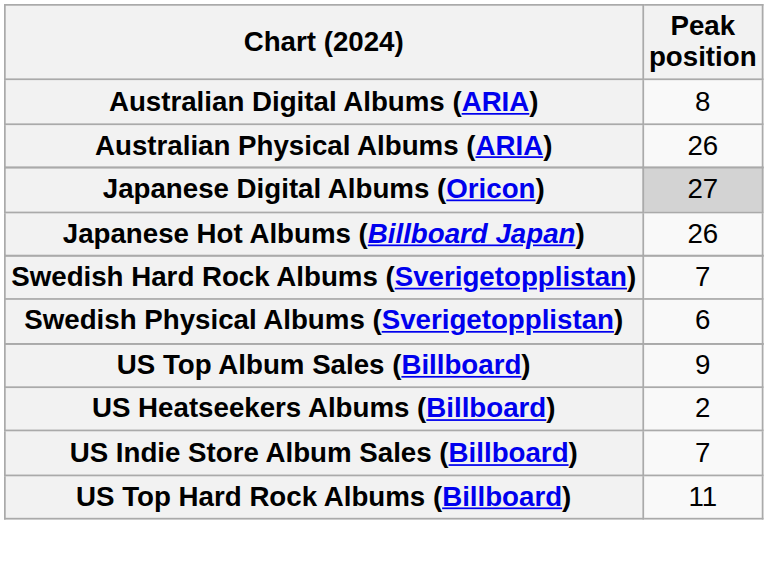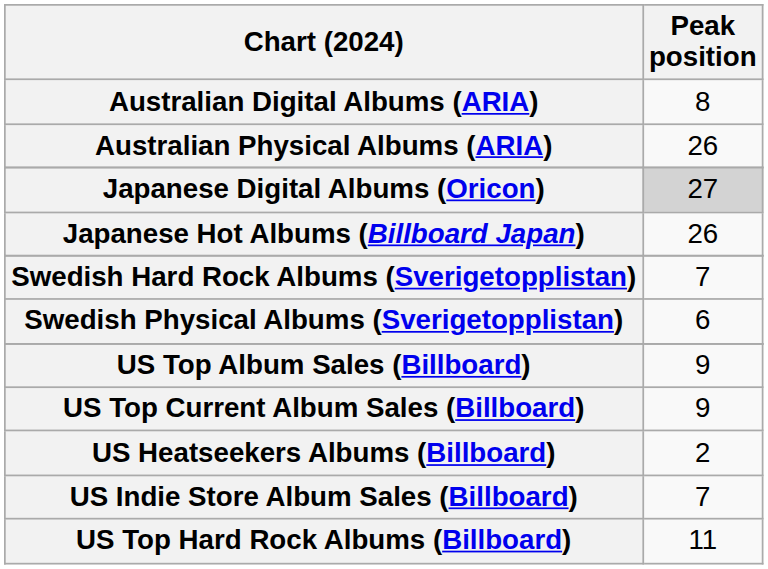+ row: (324, 408)
